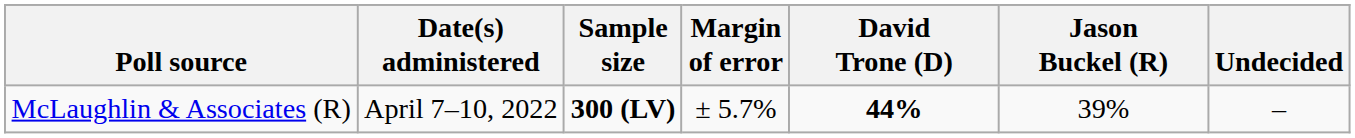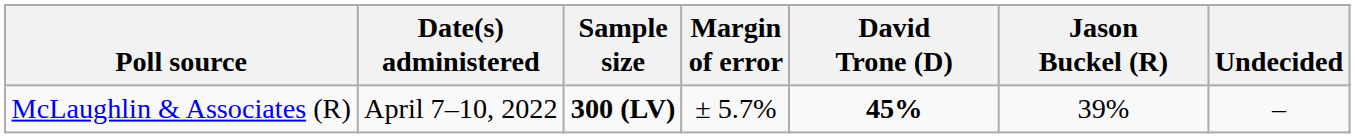(894, 108) 44% -> (894, 108) 45%
